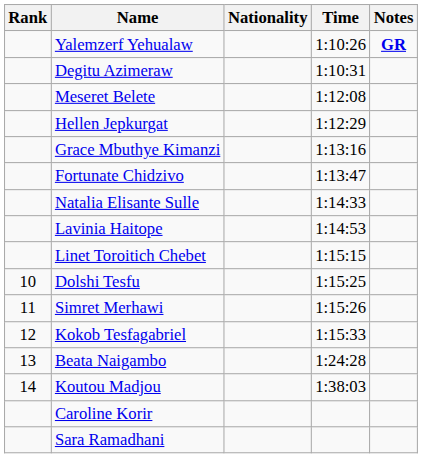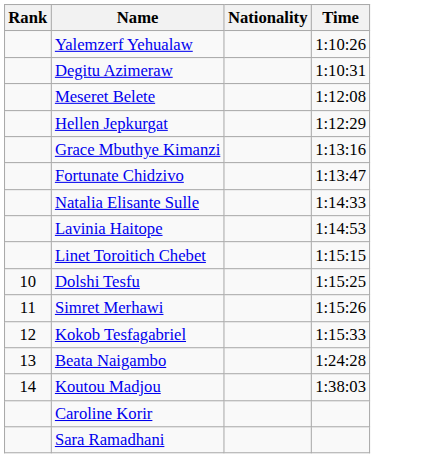- column: (394, 17)
